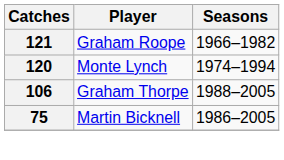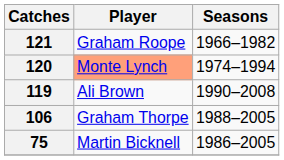(122, 67) no background -> (122, 67) lightsalmon background
+ row: (39, 92)
